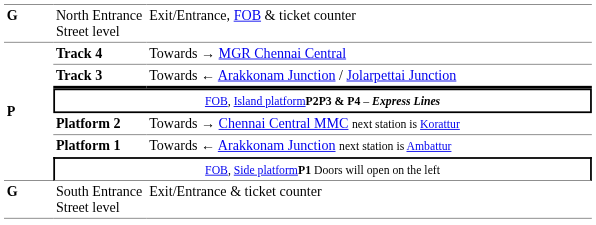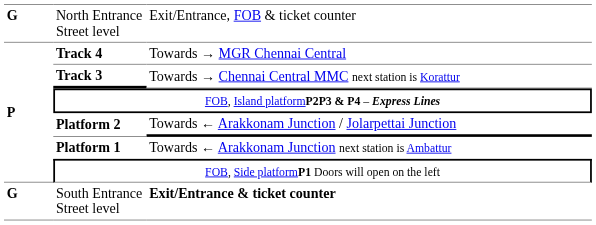(303, 75) Towards ← Arakkonam Junction / Jolarpettai Junction -> (304, 76) Towards → Chennai Central MMC next station is Korattur
(304, 123) Towards → Chennai Central MMC next station is Korattur -> (303, 123) Towards ← Arakkonam Junction / Jolarpettai Junction
(235, 191) normal -> (242, 193) bold
